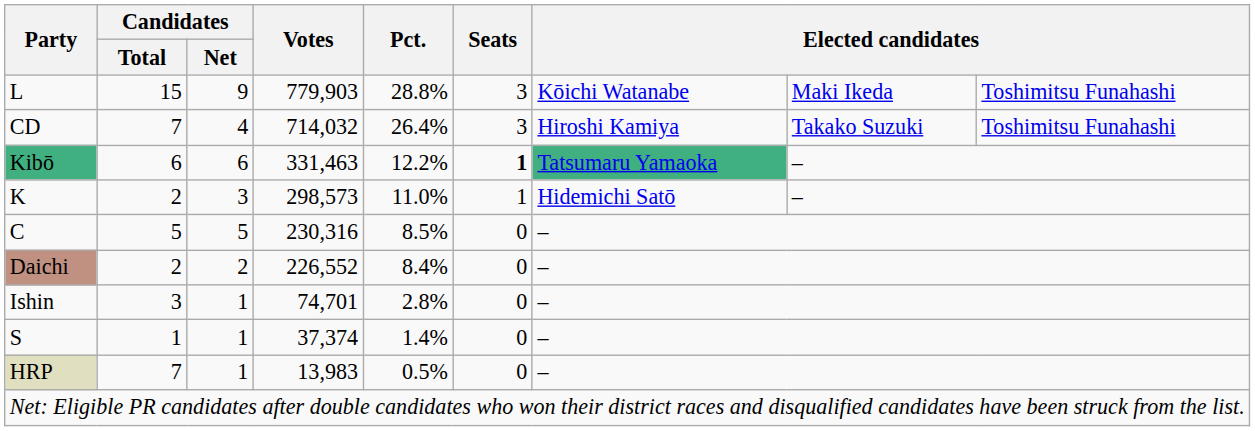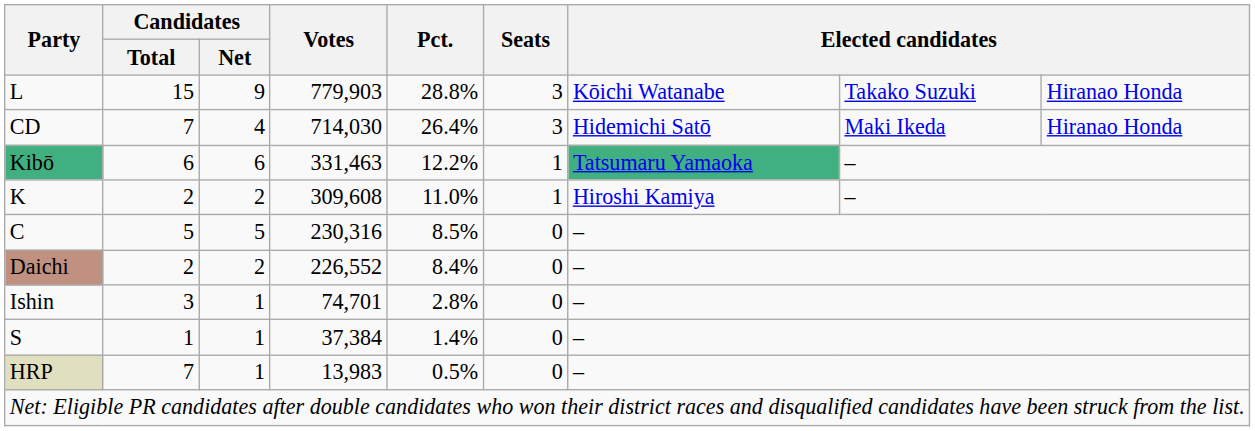(842, 92) Maki Ikeda -> (910, 92) Takako Suzuki
(1078, 92) Toshimitsu Funahashi -> (1115, 92) Hiranao Honda
(322, 127) 714,032 -> (346, 127) 714,030
(608, 127) Hiroshi Kamiya -> (642, 127) Hidemichi Satō
(858, 127) Takako Suzuki -> (895, 127) Maki Ikeda
(1078, 127) Toshimitsu Funahashi -> (1115, 127) Hiranao Honda
(522, 162) bold -> (557, 162) normal
(243, 197) 3 -> (260, 197) 2
(322, 197) 298,573 -> (346, 197) 309,608
(606, 197) Hidemichi Satō -> (644, 197) Hiroshi Kamiya
(328, 337) 37,374 -> (352, 337) 37,384
